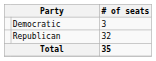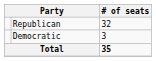rows swapped: (37, 37) <-> (37, 24)
